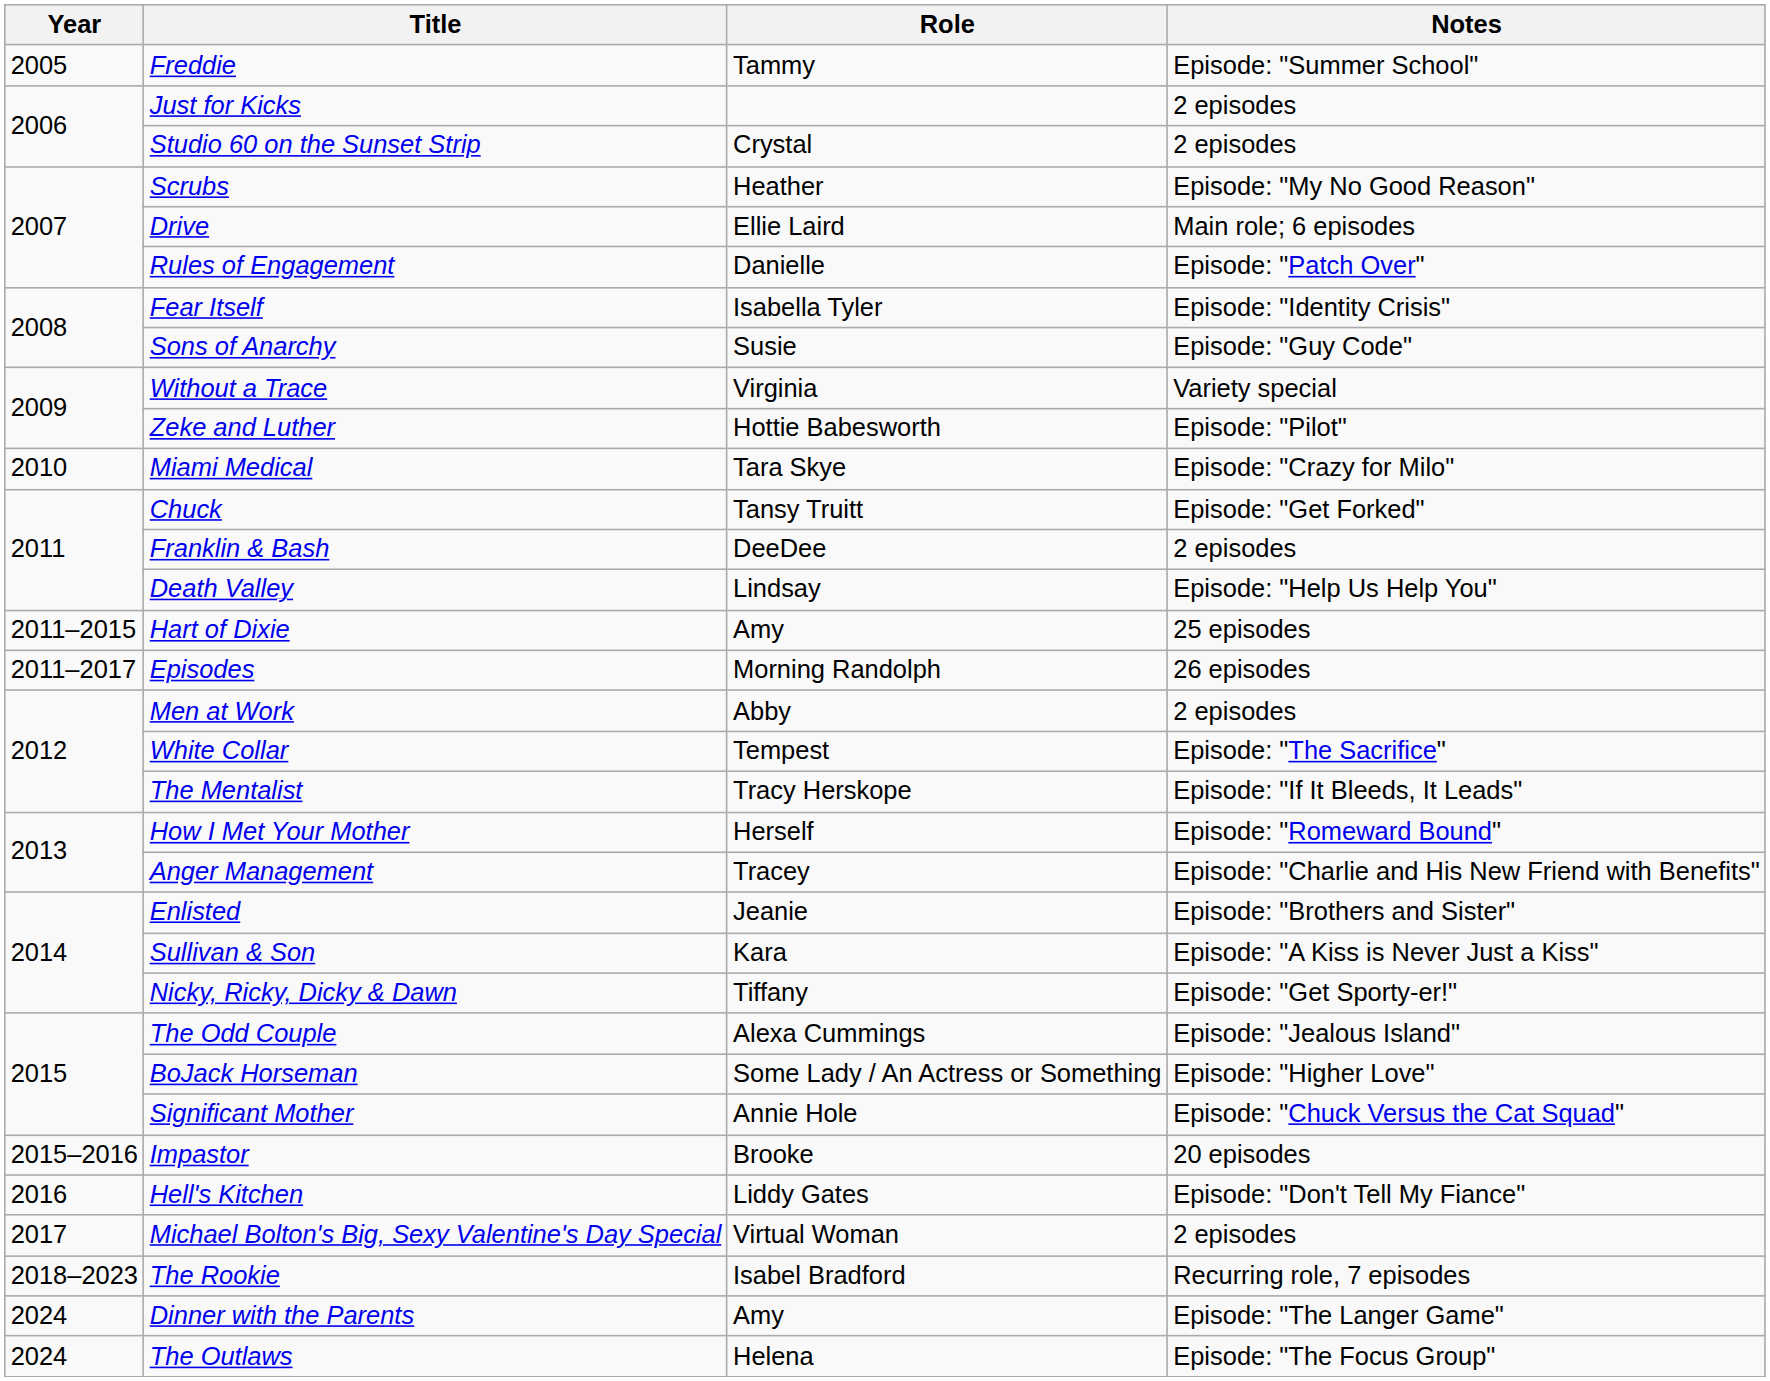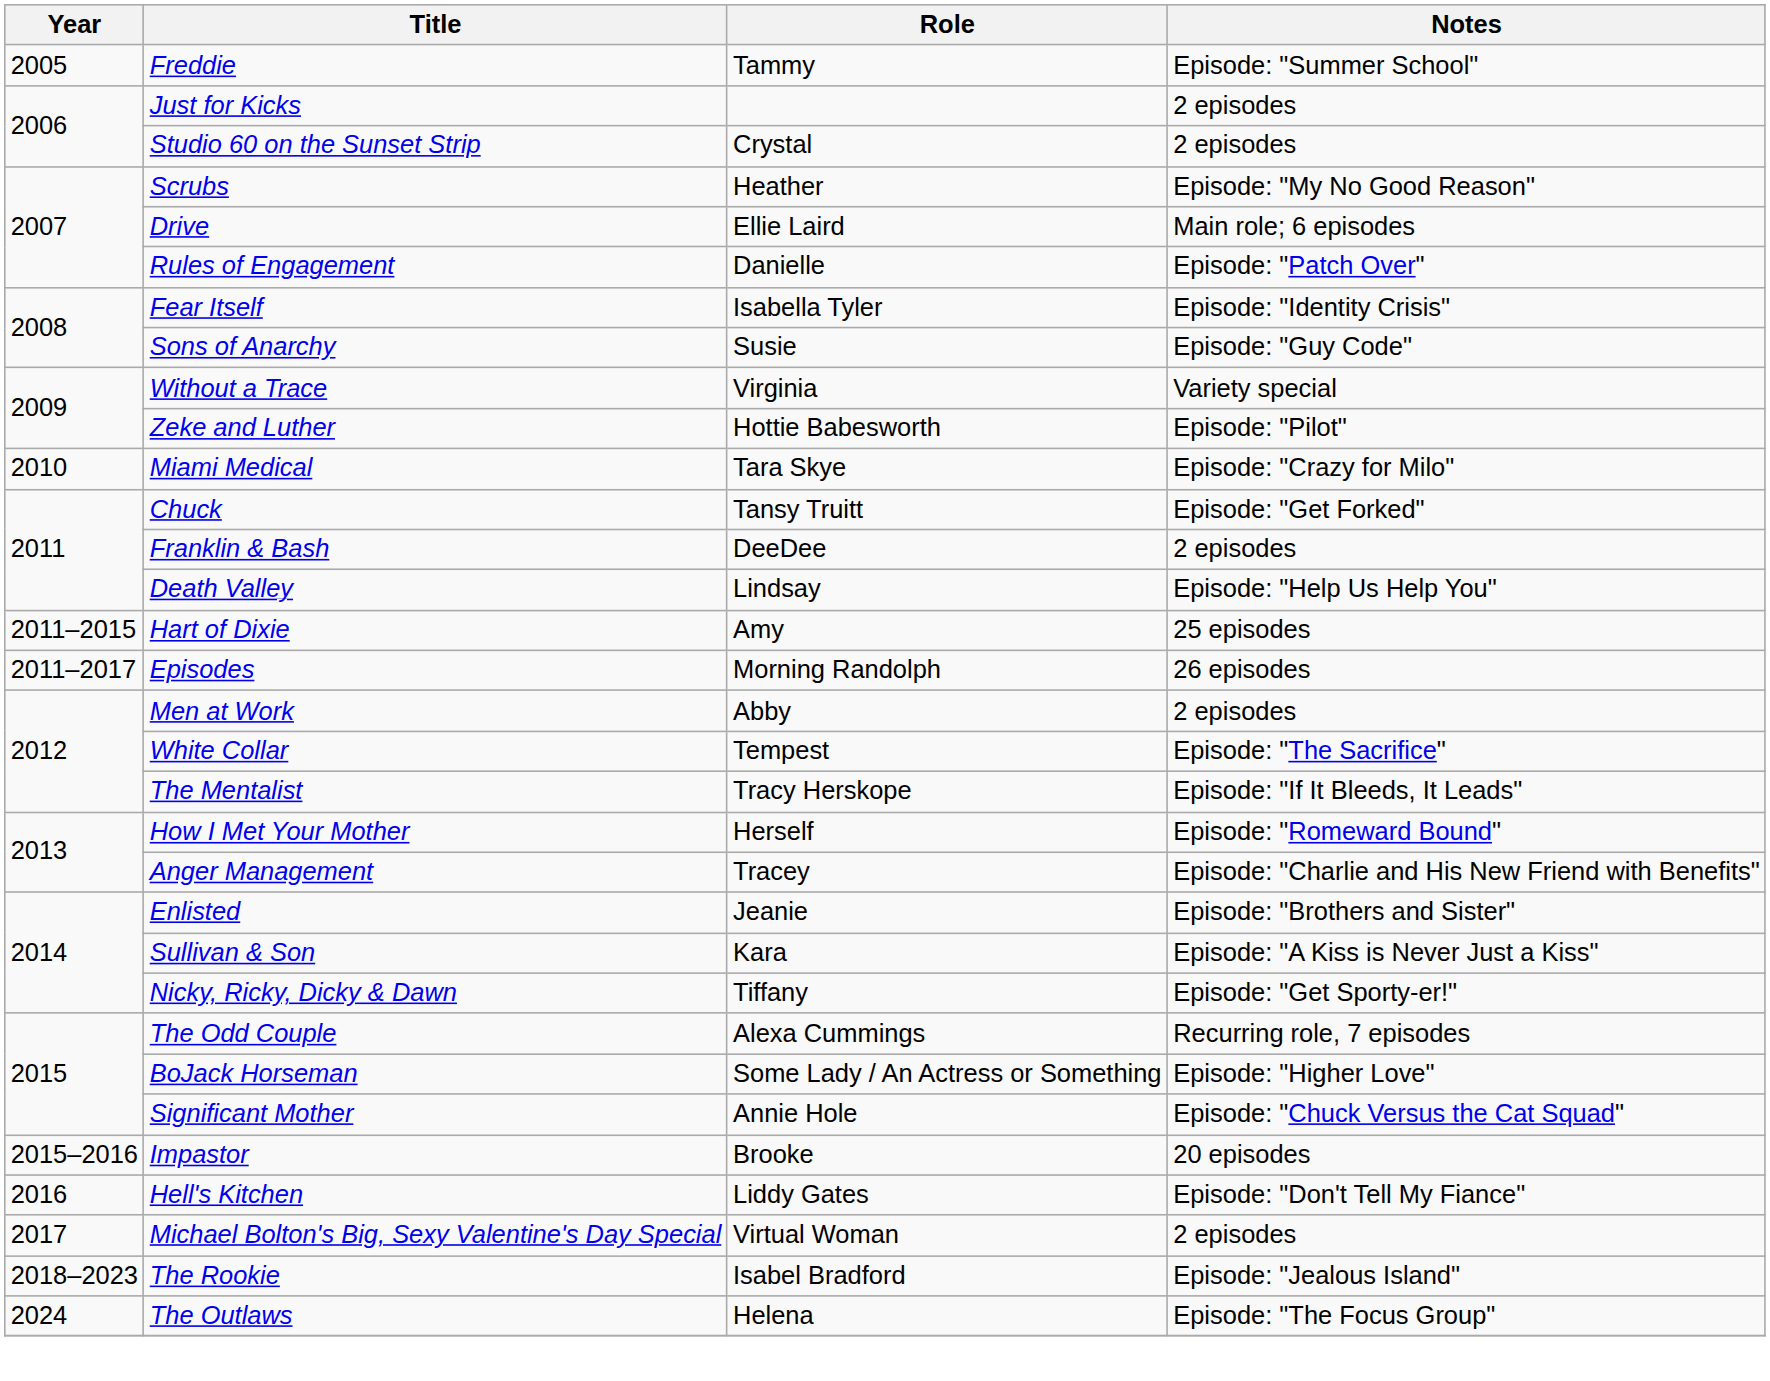(1317, 1033) Episode: "Jealous Island" -> (1322, 1033) Recurring role, 7 episodes
(1322, 1275) Recurring role, 7 episodes -> (1317, 1275) Episode: "Jealous Island"
- row: (282, 1315)
